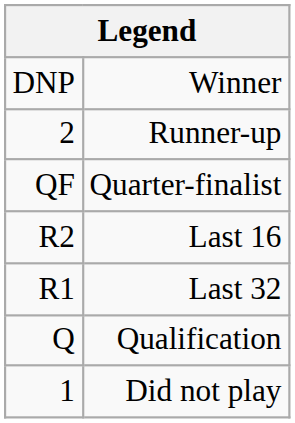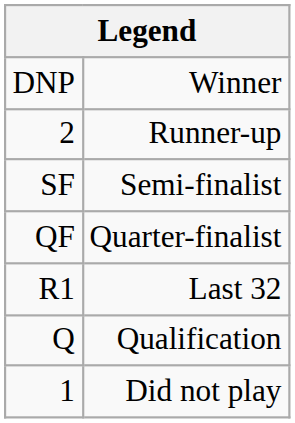+ row: (201, 185)
- row: (235, 236)
